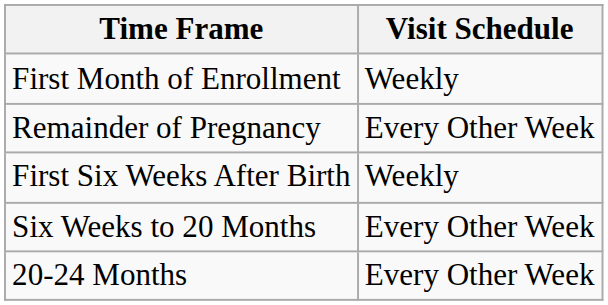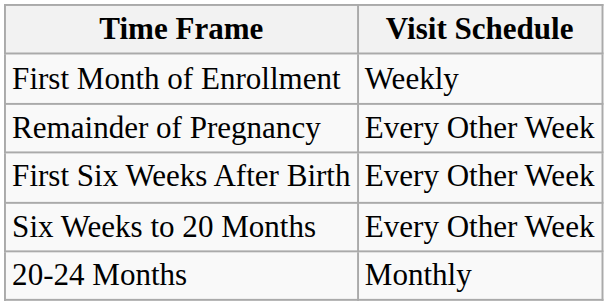(412, 176) Weekly -> (480, 176) Every Other Week
(480, 275) Every Other Week -> (418, 275) Monthly
